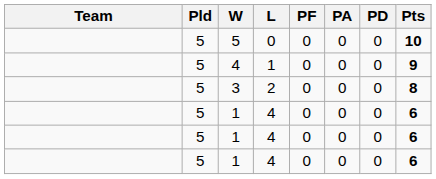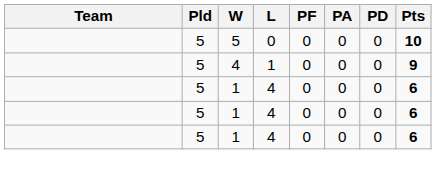- row: (236, 88)
